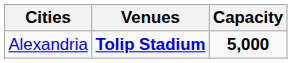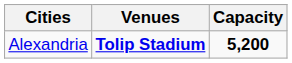(248, 44) 5,000 -> (248, 44) 5,200
